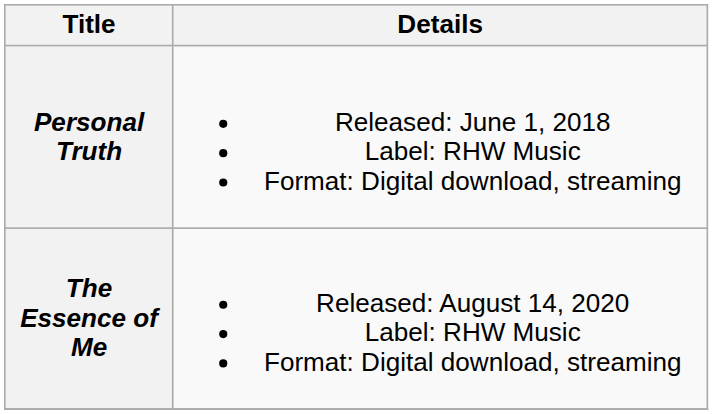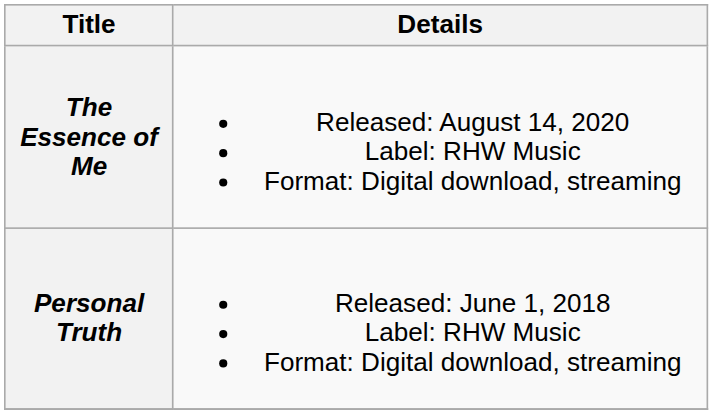rows swapped: (89, 136) <-> (89, 318)
